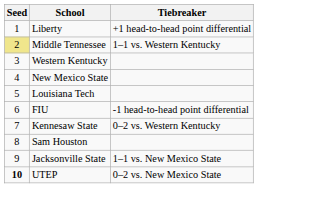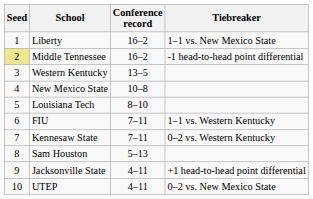+ column: (138, 18)
(182, 28) +1 head-to-head point differential -> (222, 40) 1–1 vs. New Mexico State
(167, 45) 1–1 vs. Western Kentucky -> (235, 56) -1 head-to-head point differential
(181, 110) -1 head-to-head point differential -> (221, 121) 1–1 vs. Western Kentucky
(167, 158) 1–1 vs. New Mexico State -> (237, 170) +1 head-to-head point differential
(17, 175) bold -> (17, 186) normal
